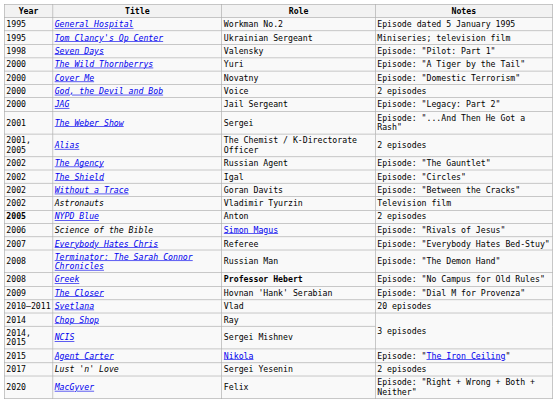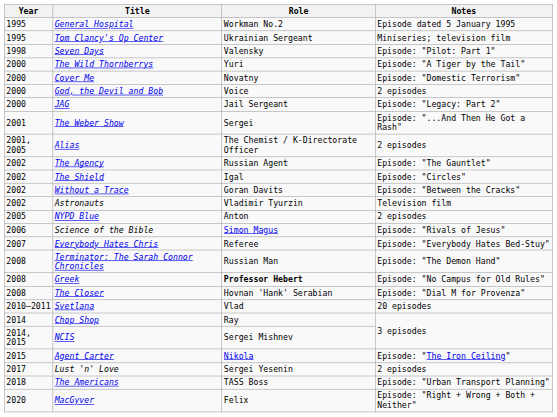(16, 217) bold -> (16, 217) normal
(16, 293) 2009 -> (16, 293) 2008
+ row: (87, 382)
